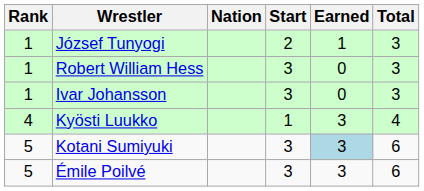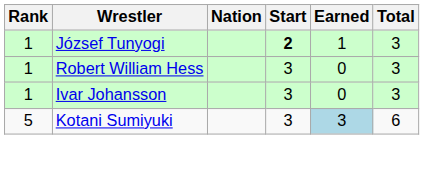(288, 43) normal -> (288, 43) bold
- row: (107, 120)
- row: (101, 172)
